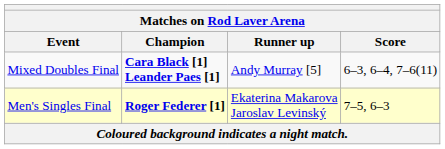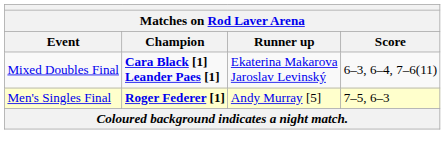(276, 69) Andy Murray [5] -> (284, 69) Ekaterina Makarova Jaroslav Levinský
(284, 105) Ekaterina Makarova Jaroslav Levinský -> (276, 98) Andy Murray [5]
